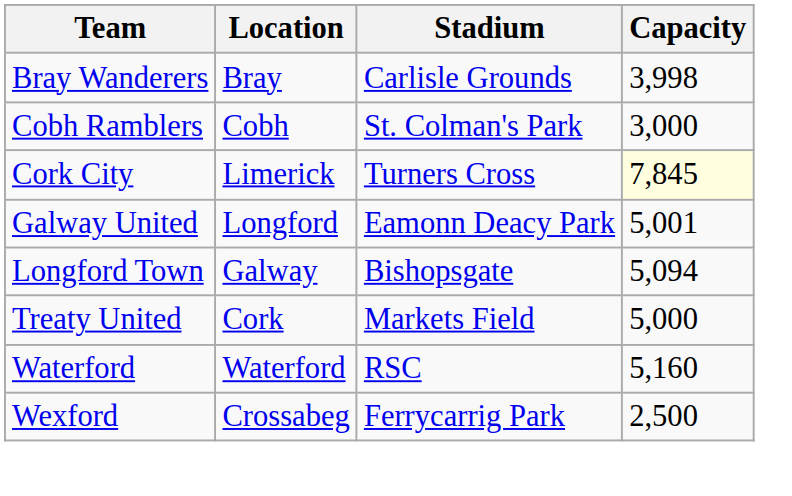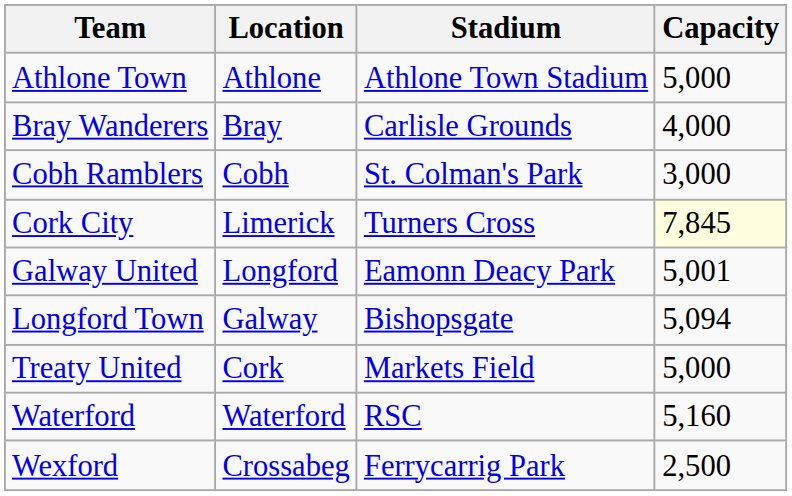+ row: (99, 77)
(664, 77) 3,998 -> (697, 125) 4,000
